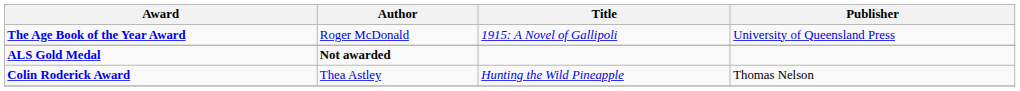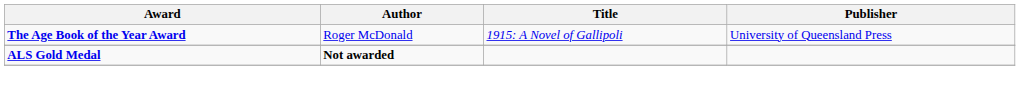- row: (69, 75)
